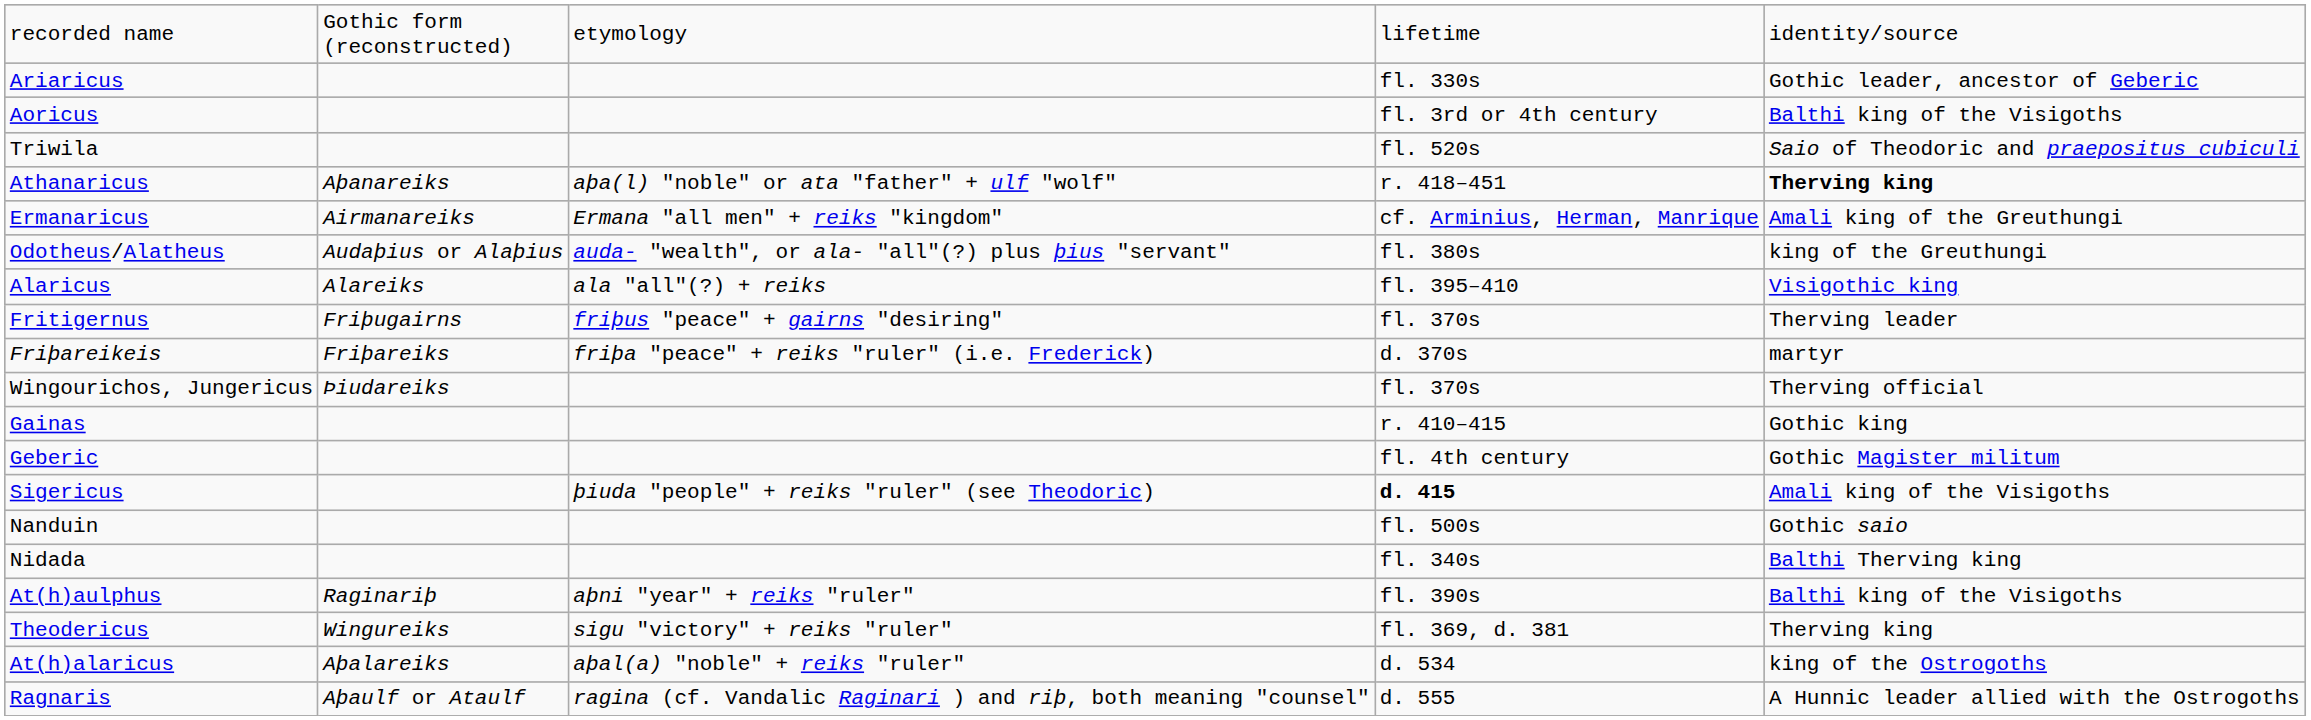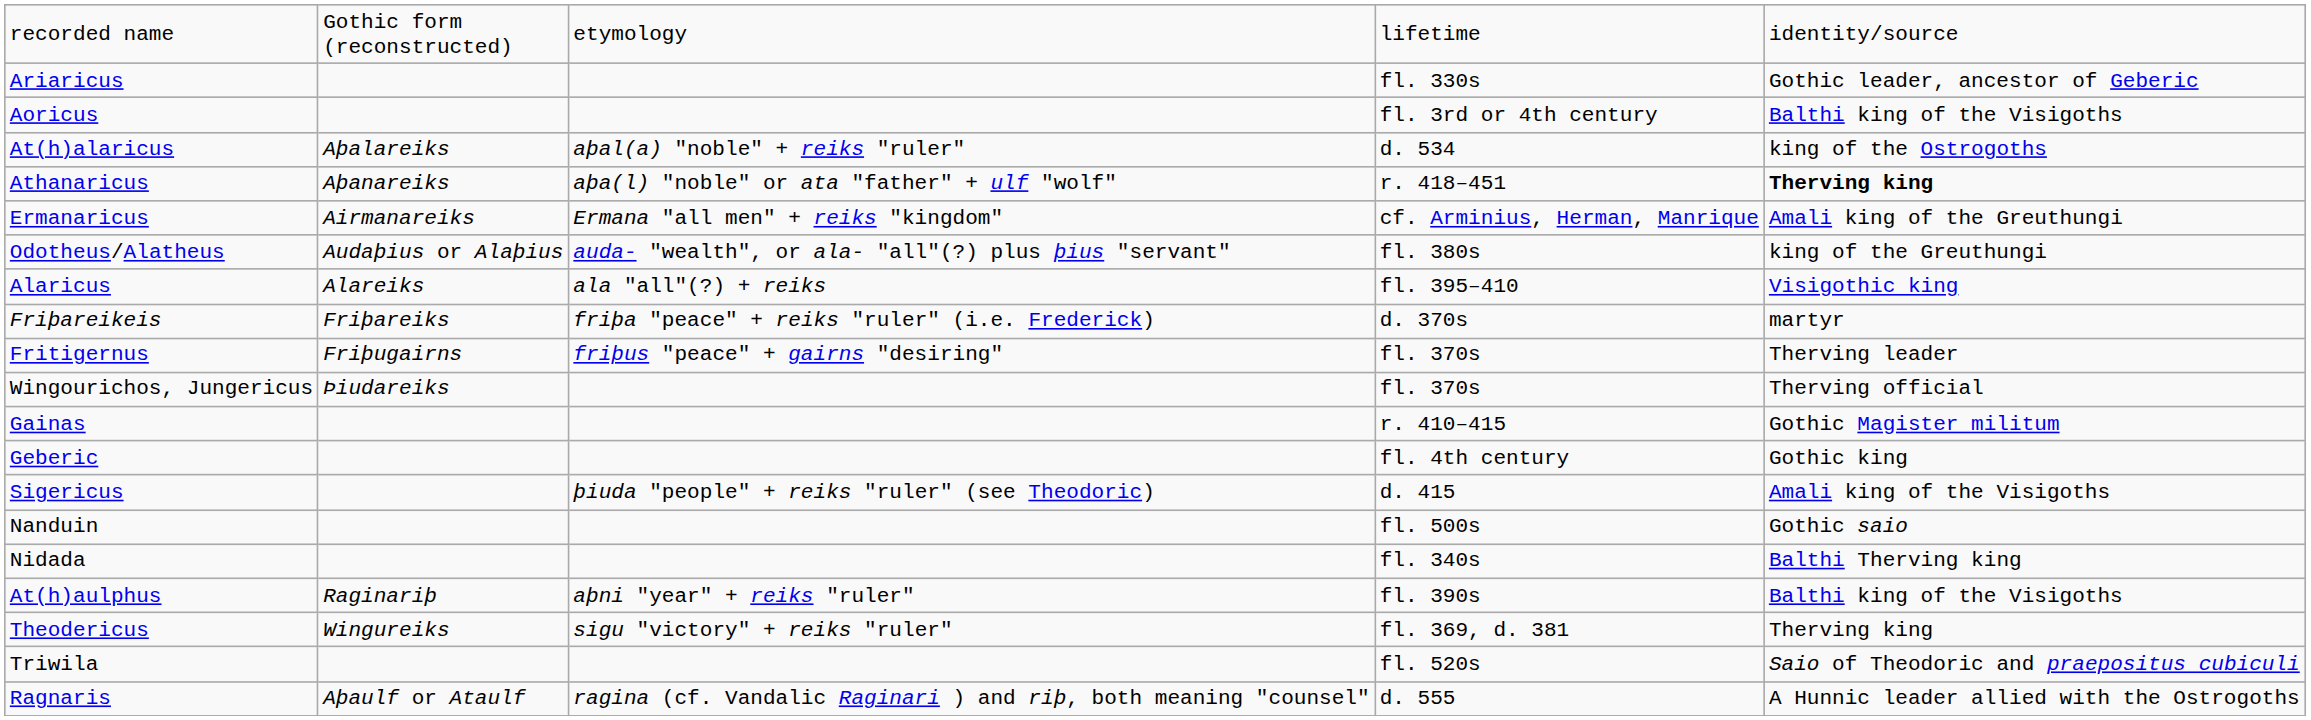rows swapped: (92, 664) <-> (54, 149)
rows swapped: (79, 321) <-> (86, 355)
(1838, 424) Gothic king -> (1914, 424) Gothic Magister militum
(1914, 458) Gothic Magister militum -> (1838, 458) Gothic king
(1418, 492) bold -> (1418, 492) normal
